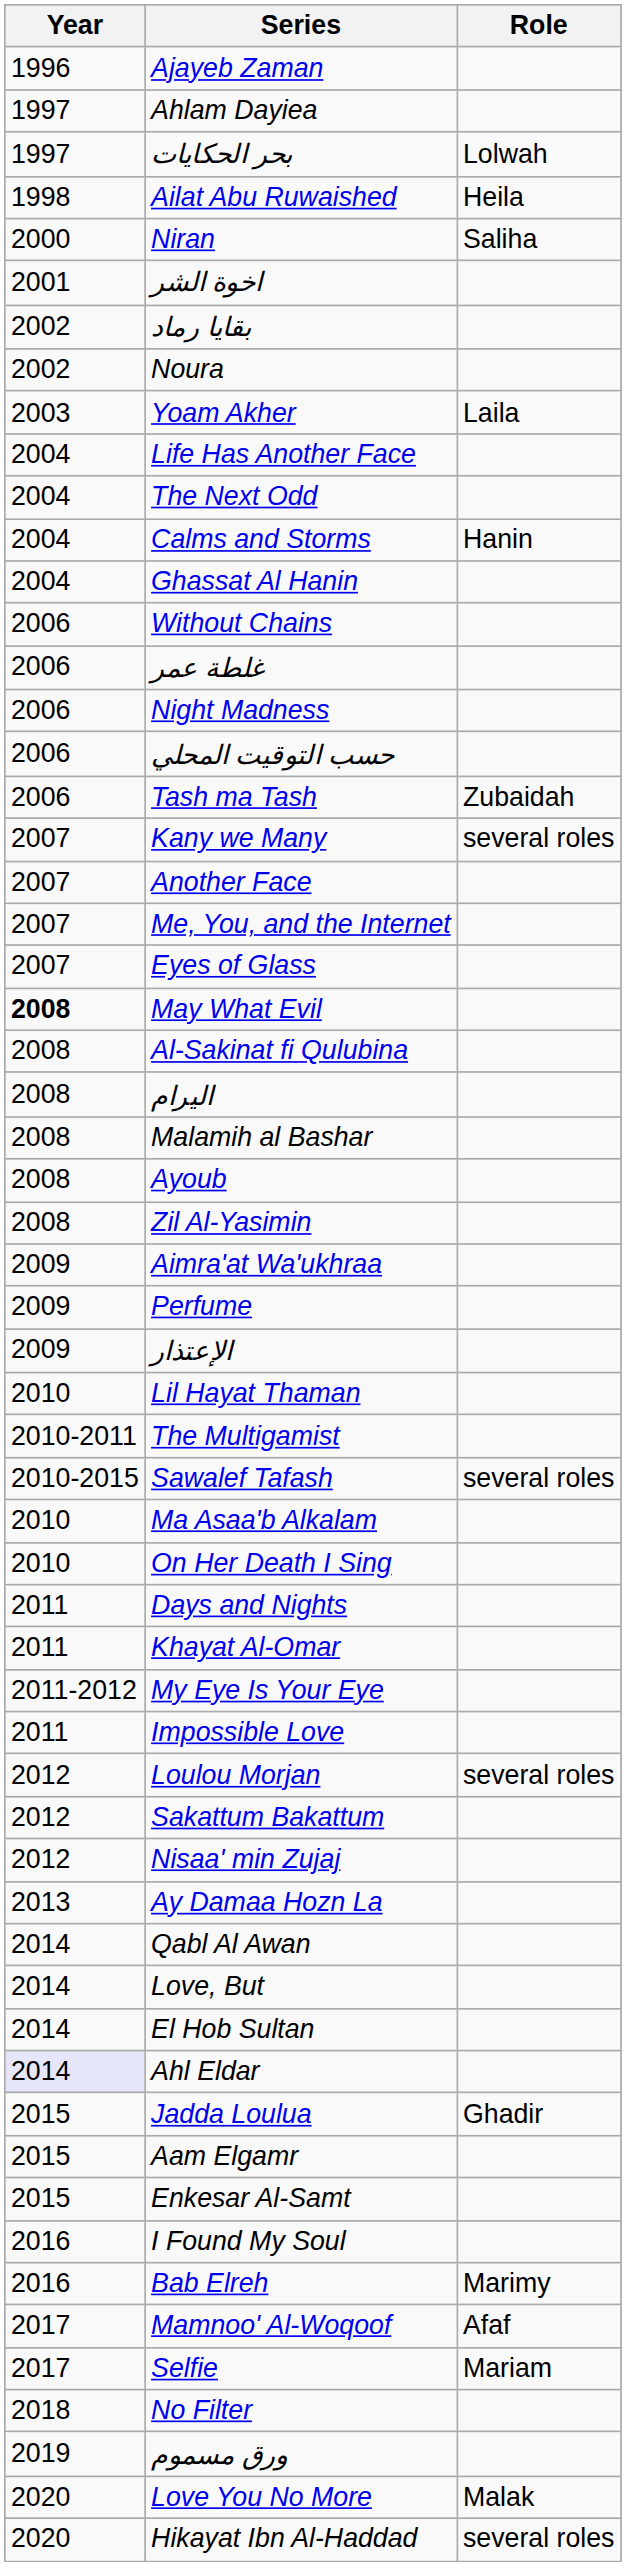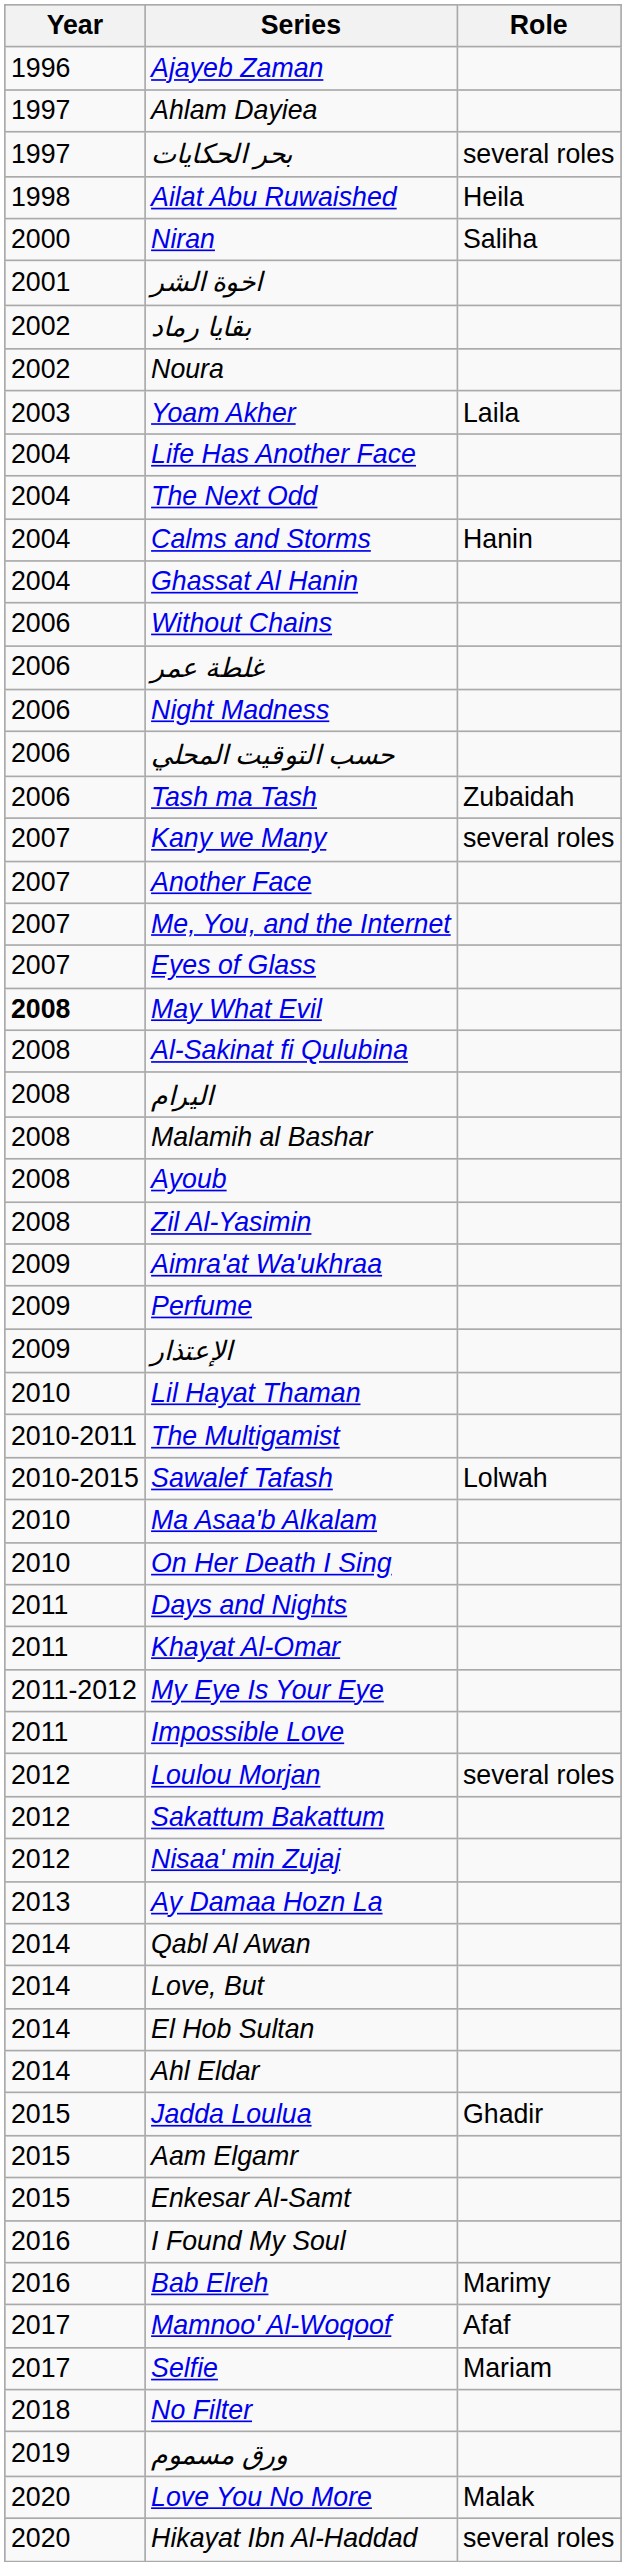(505, 153) Lolwah -> (539, 153) several roles
(539, 1478) several roles -> (505, 1478) Lolwah
(41, 2071) lavender background -> (41, 2071) no background
